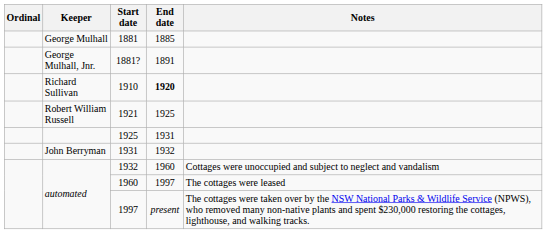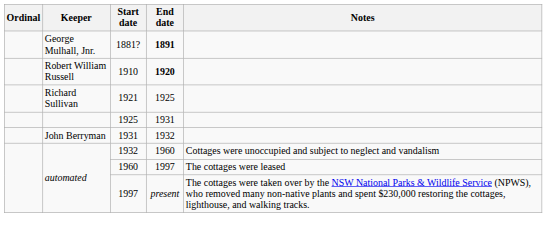- row: (128, 39)
(165, 60) normal -> (165, 44) bold
(61, 87) Richard Sullivan -> (75, 71) Robert William Russell
(75, 114) Robert William Russell -> (61, 98) Richard Sullivan
